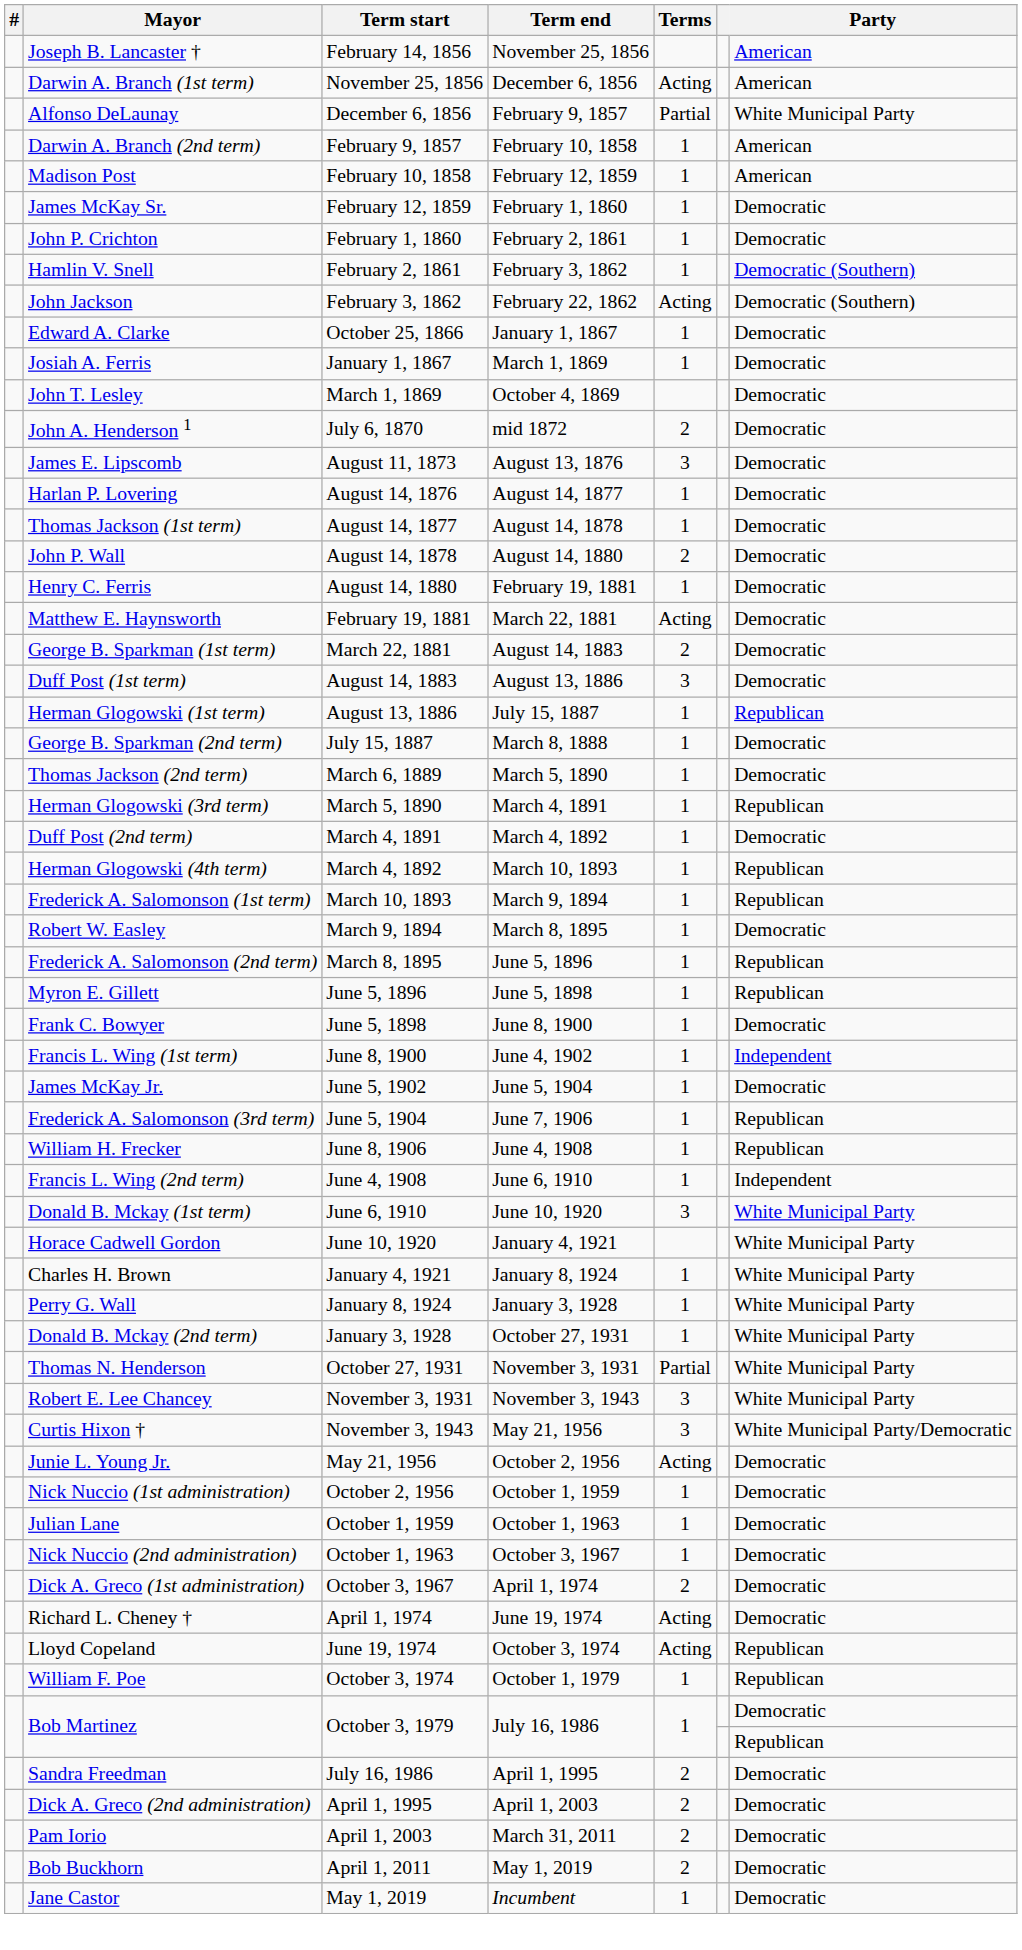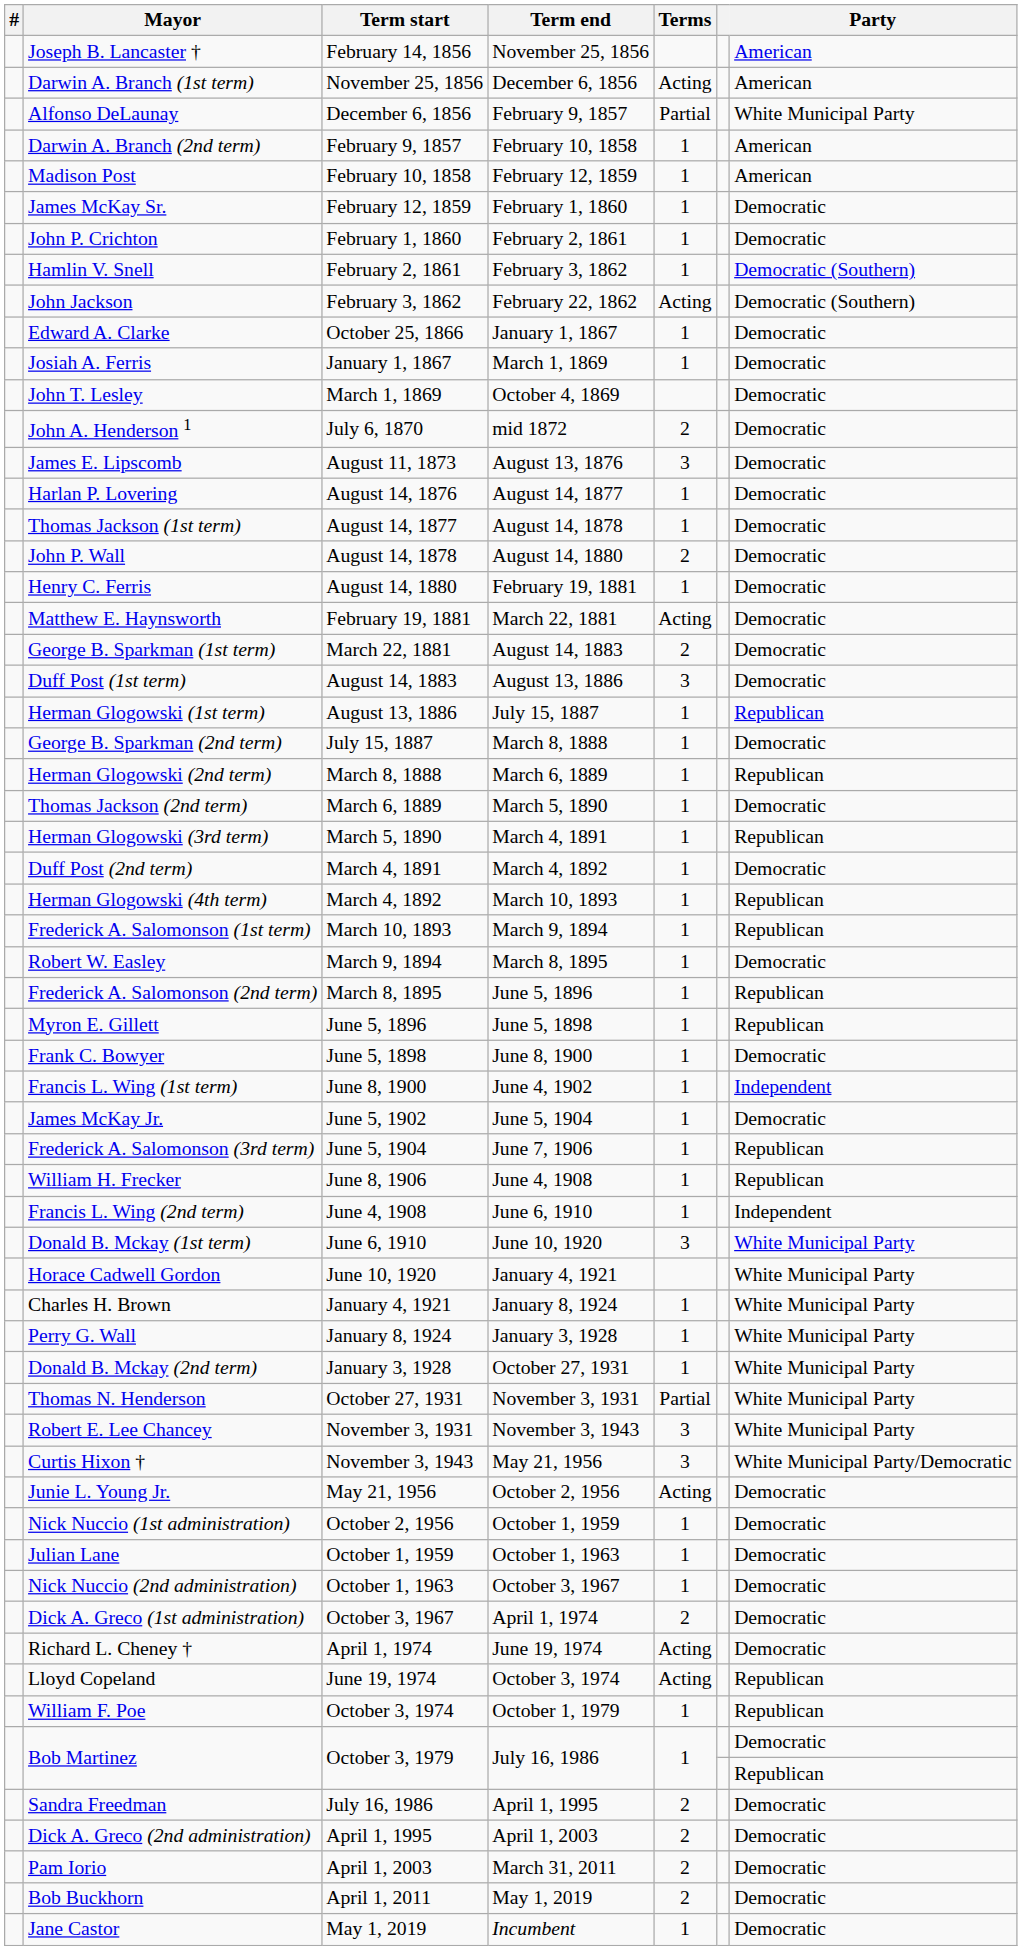+ row: (150, 774)
